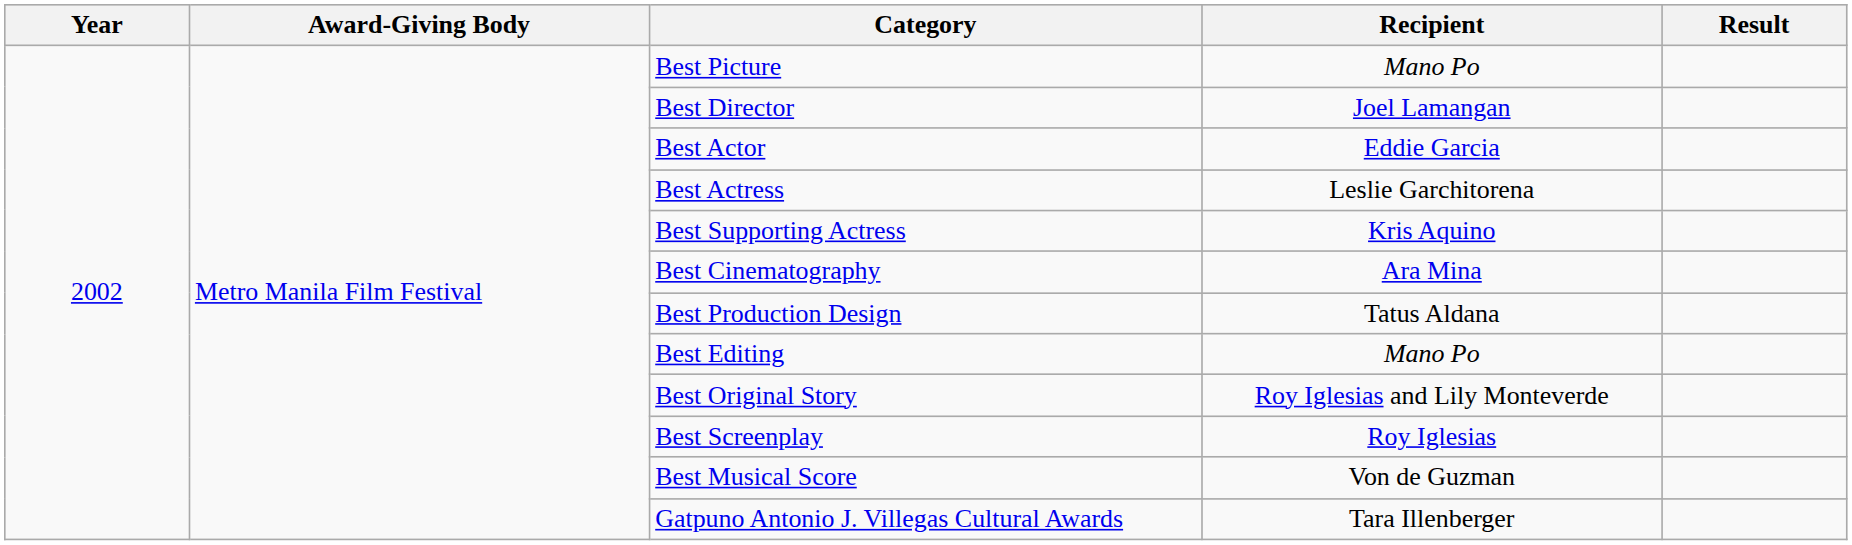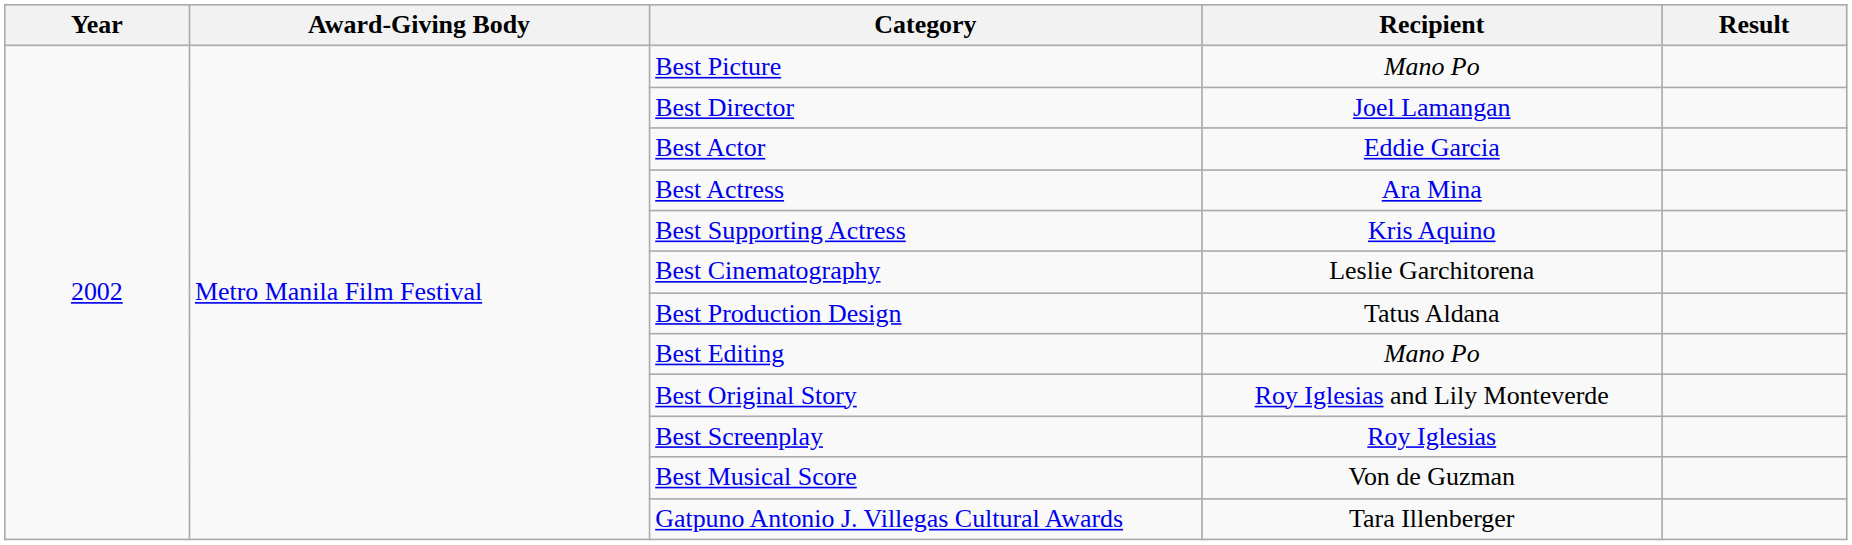(1432, 189) Leslie Garchitorena -> (1432, 189) Ara Mina
(1432, 271) Ara Mina -> (1432, 271) Leslie Garchitorena
